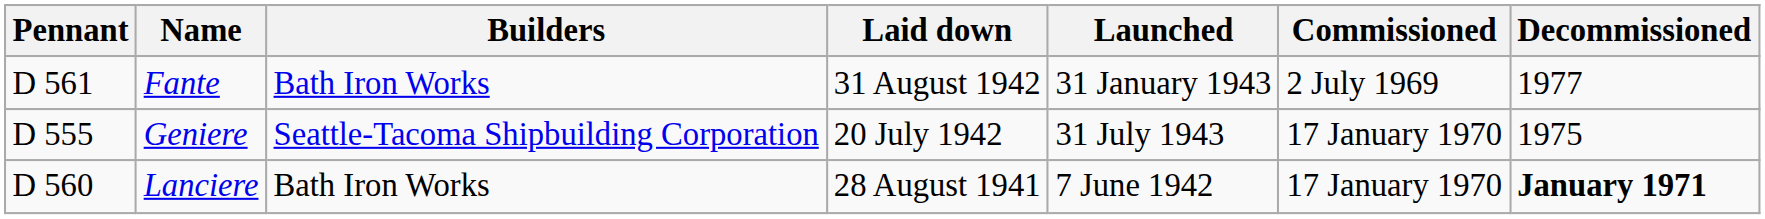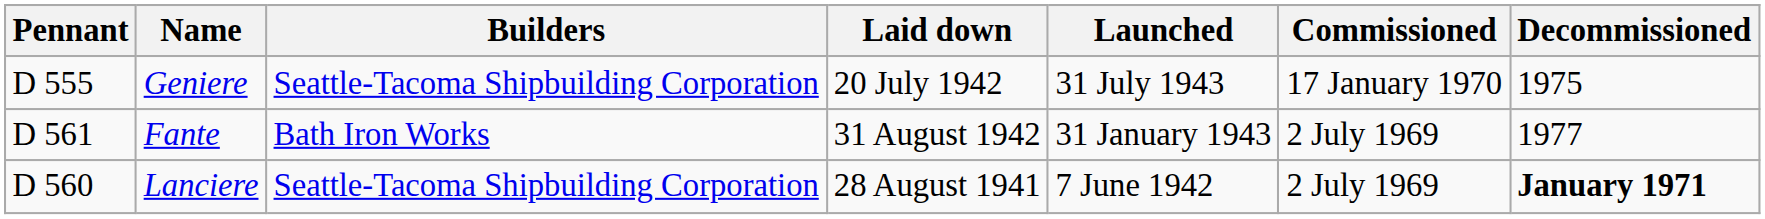rows swapped: (182, 82) <-> (196, 133)
(382, 185) Bath Iron Works -> (546, 185) Seattle-Tacoma Shipbuilding Corporation
(1394, 185) 17 January 1970 -> (1363, 185) 2 July 1969
